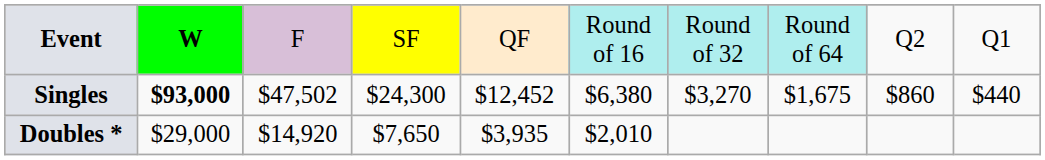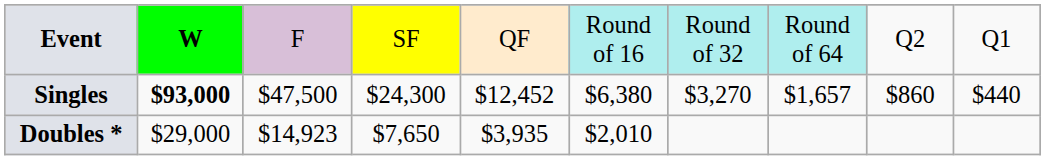(298, 94) $47,502 -> (298, 94) $47,500
(817, 94) $1,675 -> (817, 94) $1,657
(298, 134) $14,920 -> (298, 134) $14,923
